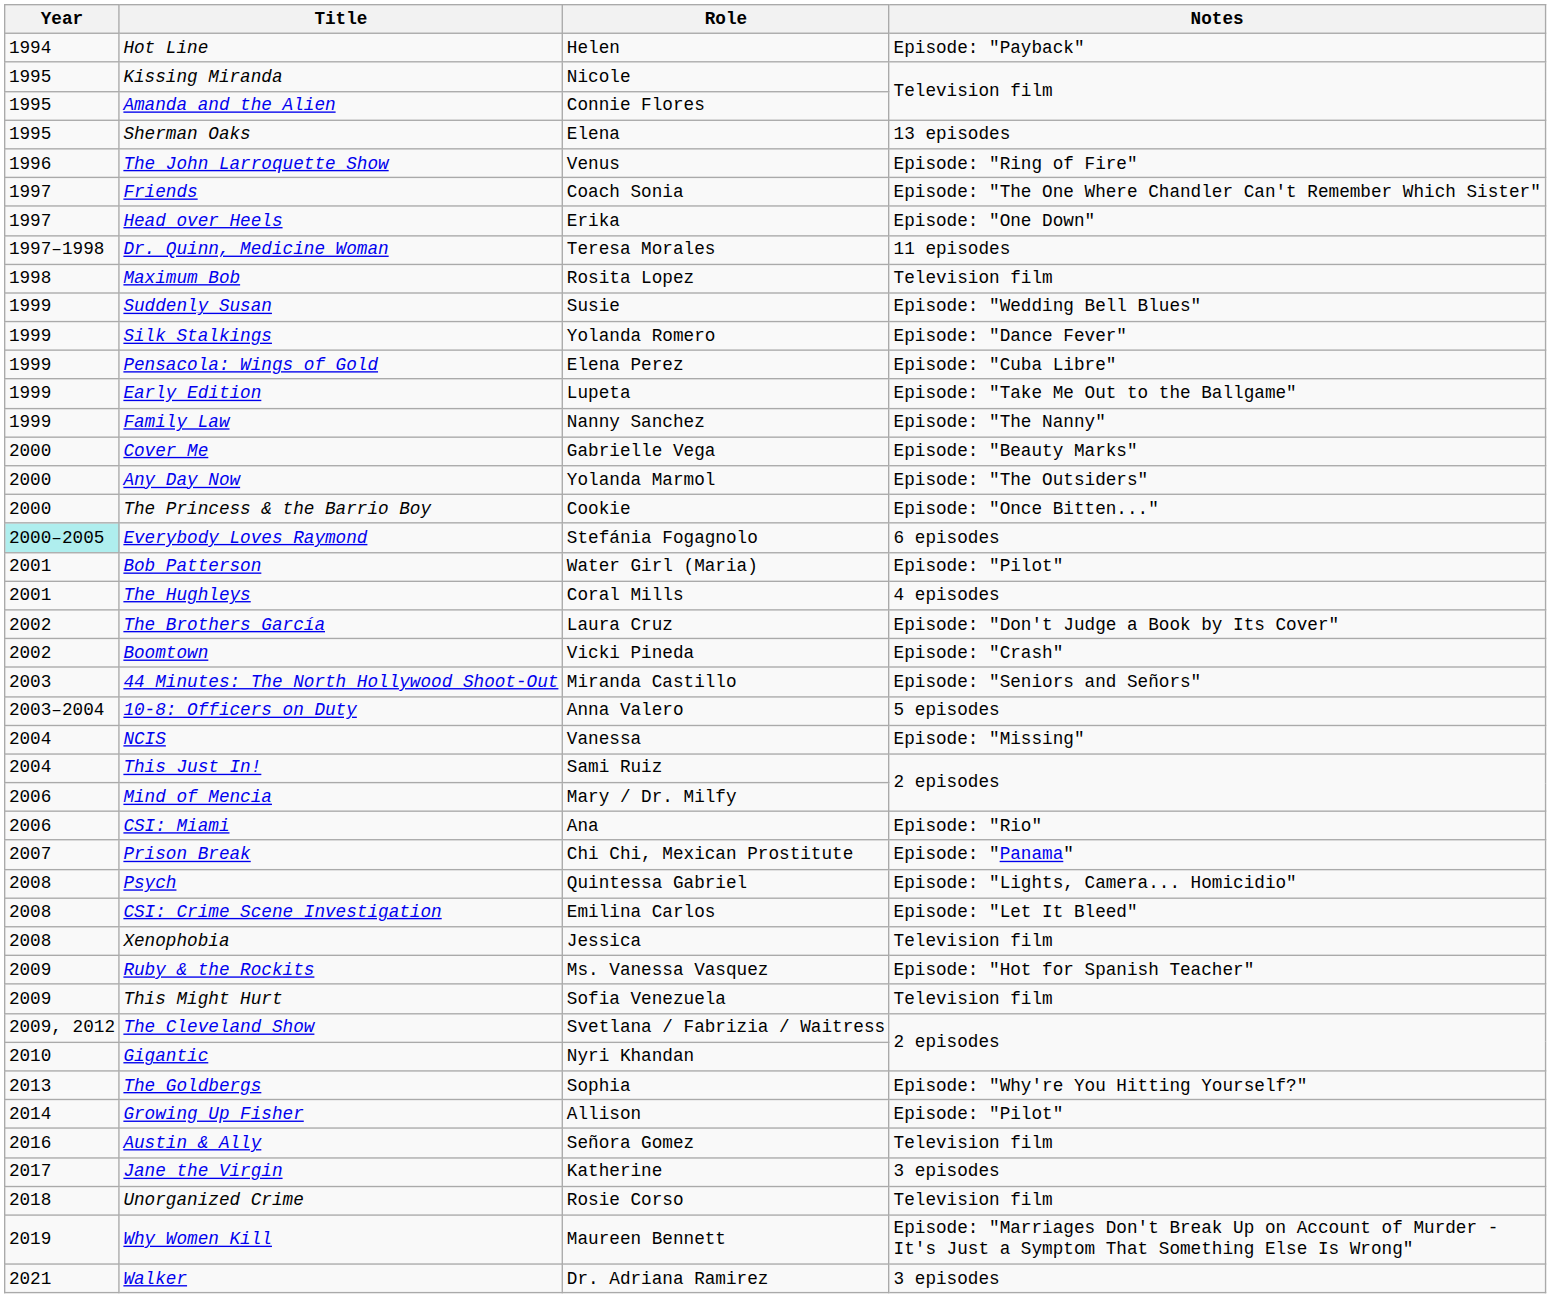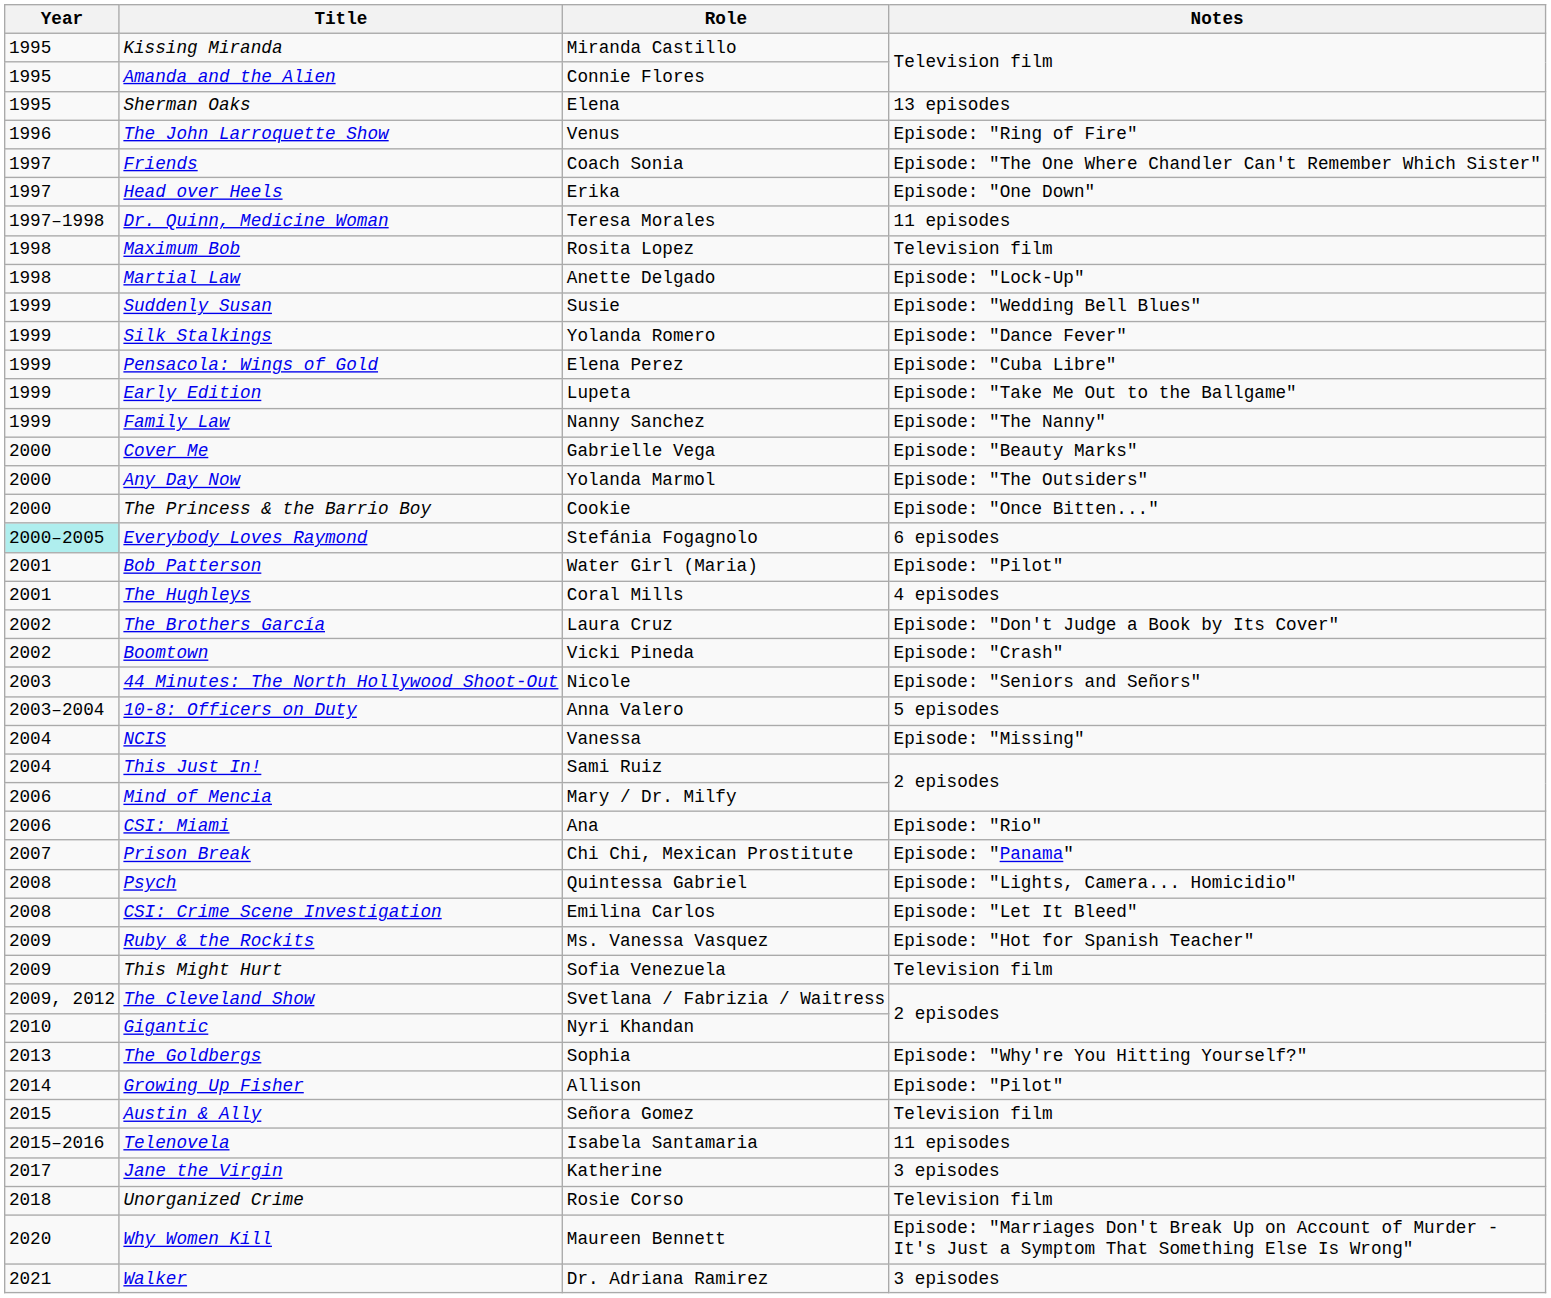- row: (166, 48)
(599, 77) Nicole -> (652, 48) Miranda Castillo
+ row: (182, 278)
(652, 682) Miranda Castillo -> (599, 682) Nicole
- row: (176, 941)
(30, 1143) 2016 -> (30, 1114) 2015
+ row: (176, 1143)
(30, 1240) 2019 -> (30, 1240) 2020
